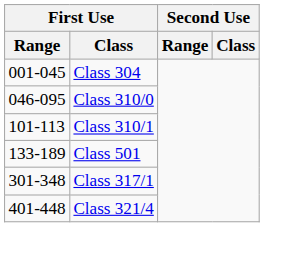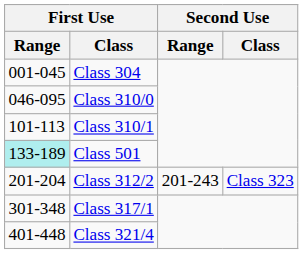(37, 153) no background -> (37, 153) paleturquoise background
+ row: (114, 180)
